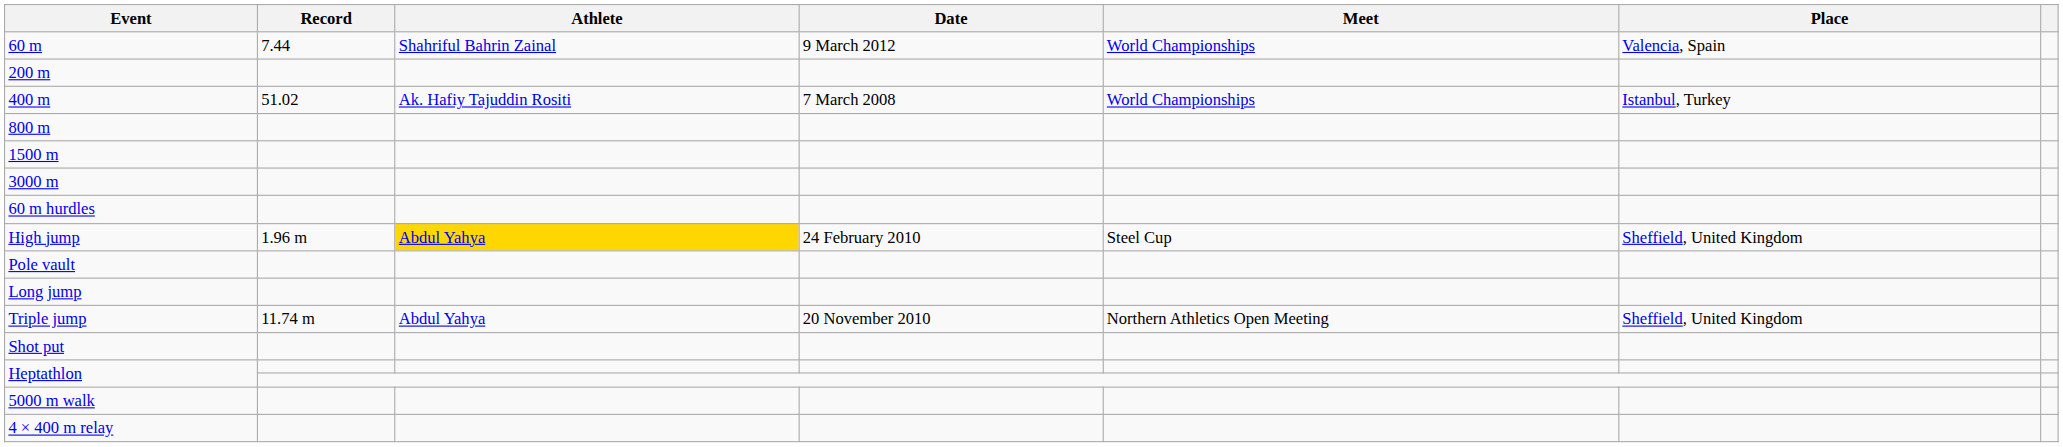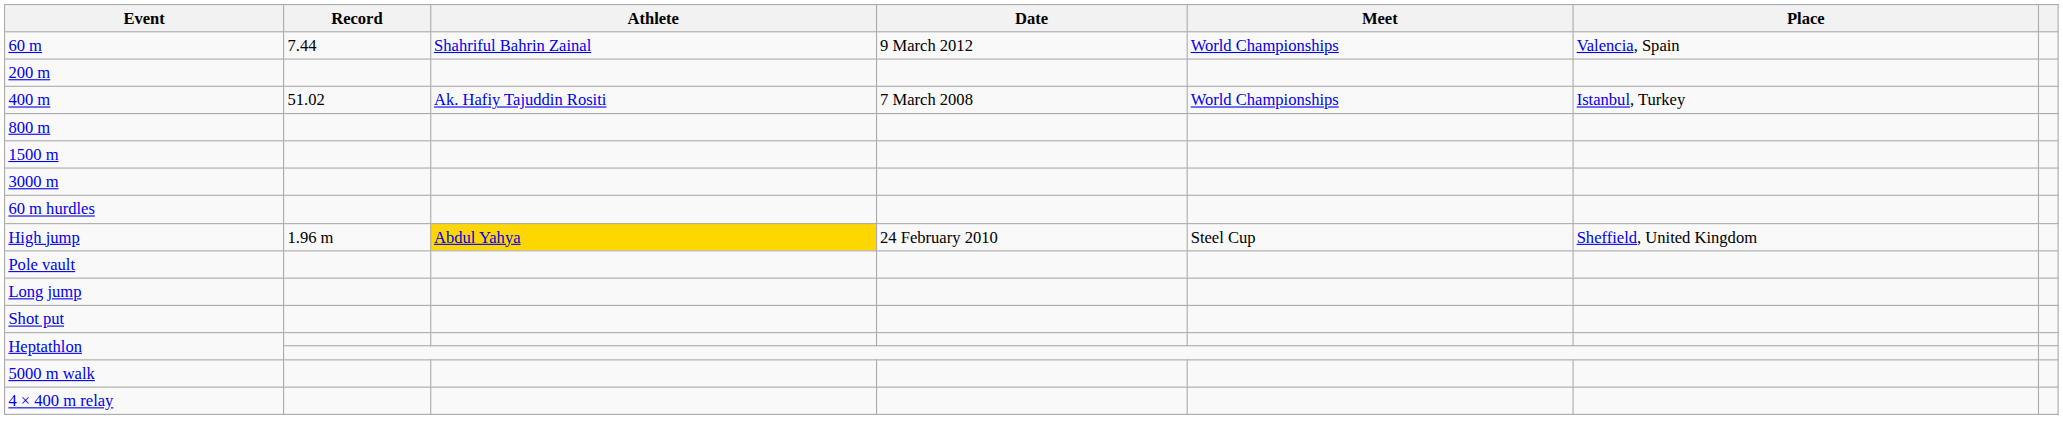- row: (47, 318)
